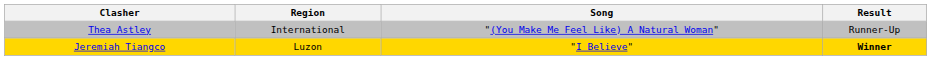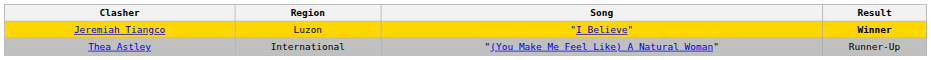rows swapped: (120, 30) <-> (120, 47)
